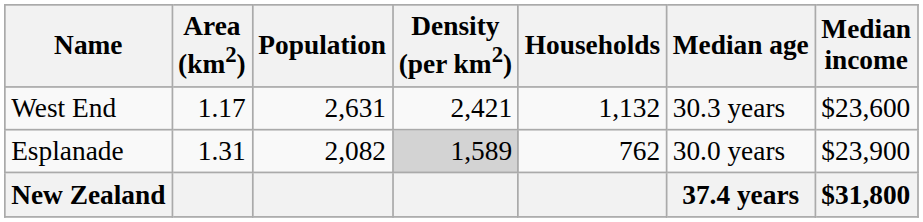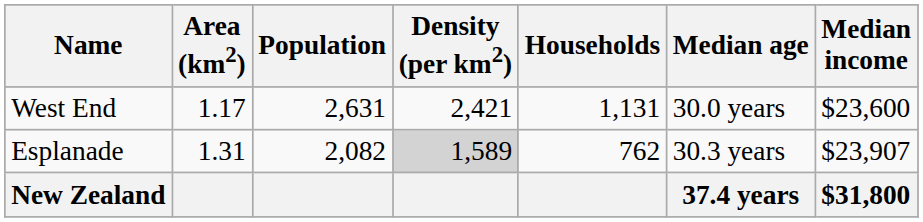(629, 107) 1,132 -> (629, 107) 1,131
(729, 107) 30.3 years -> (729, 107) 30.0 years
(729, 151) 30.0 years -> (729, 151) 30.3 years
(866, 151) $23,900 -> (866, 151) $23,907
